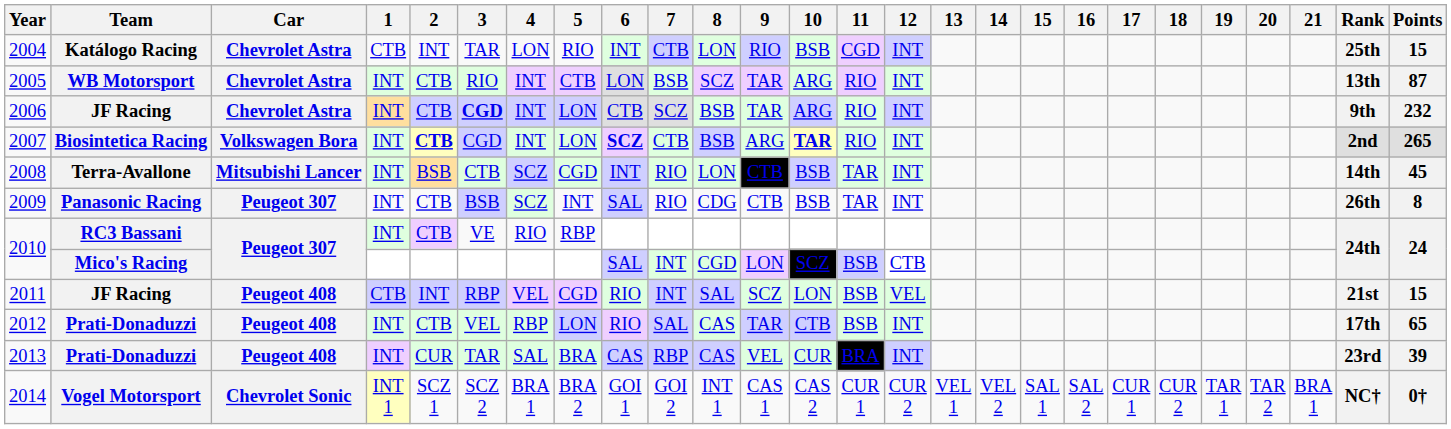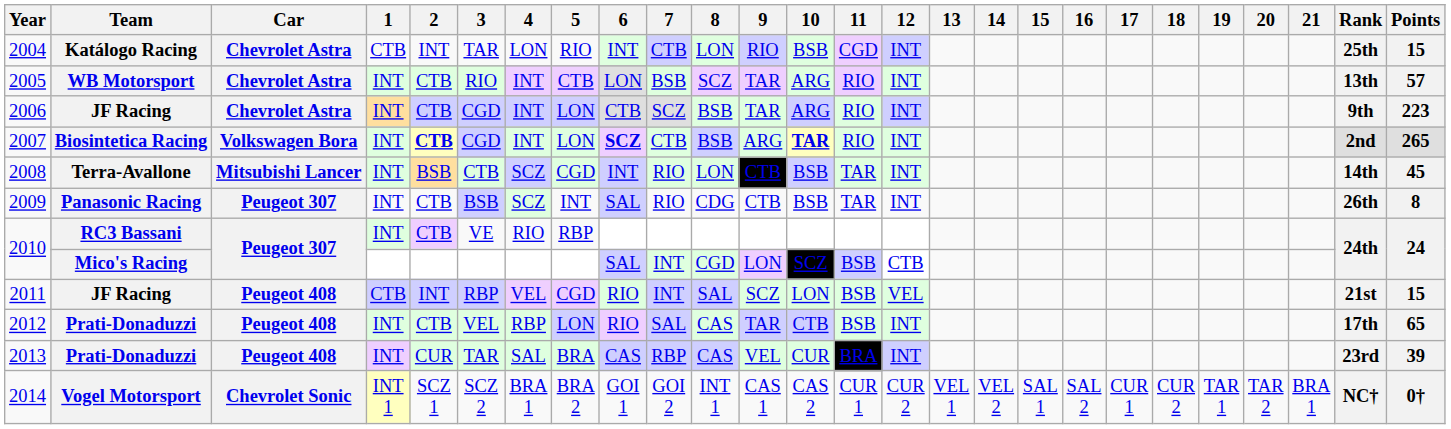(1418, 80) 87 -> (1416, 80) 57
(482, 110) bold -> (481, 110) normal
(1418, 110) 232 -> (1416, 110) 223
